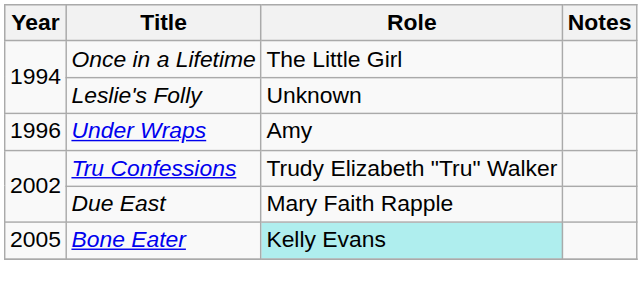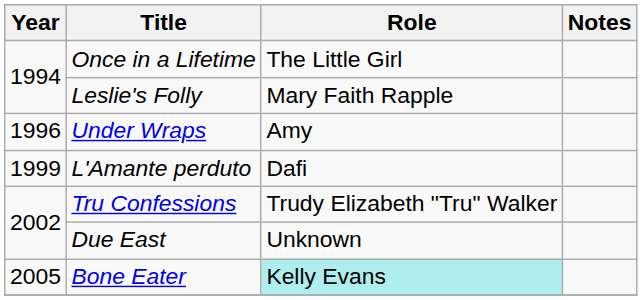(314, 95) Unknown -> (360, 95) Mary Faith Rapple
+ row: (161, 167)
(360, 204) Mary Faith Rapple -> (314, 240) Unknown
